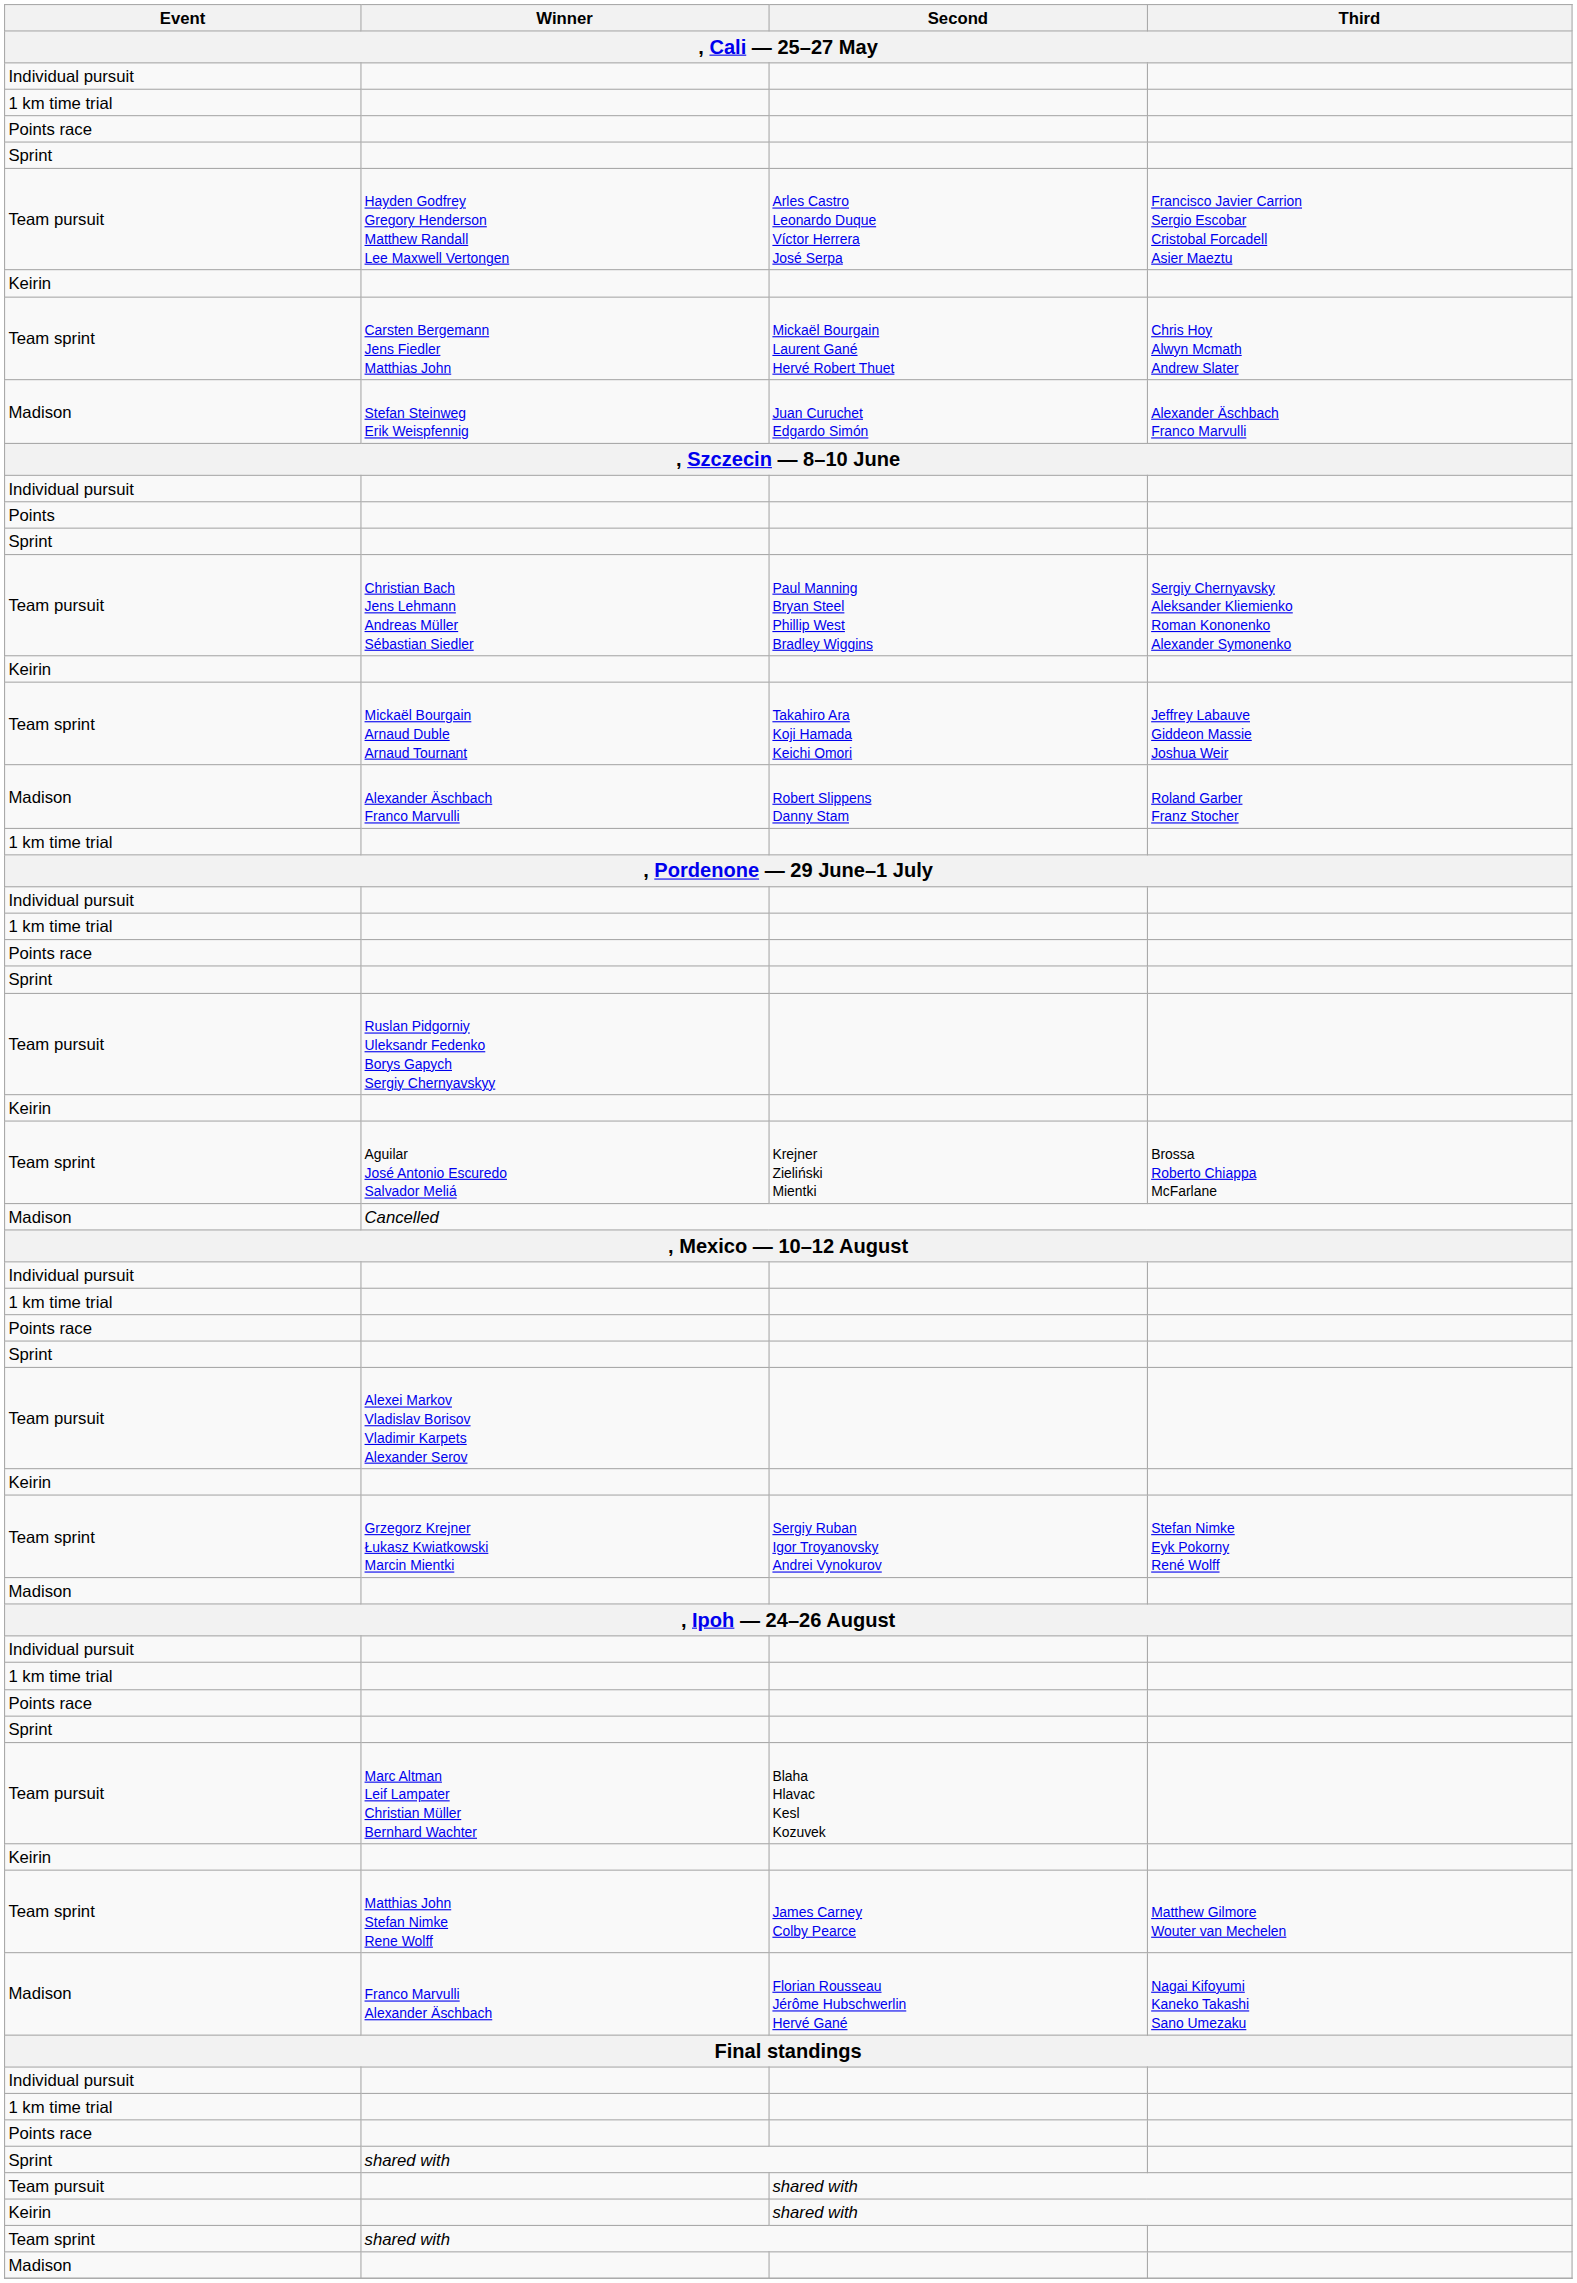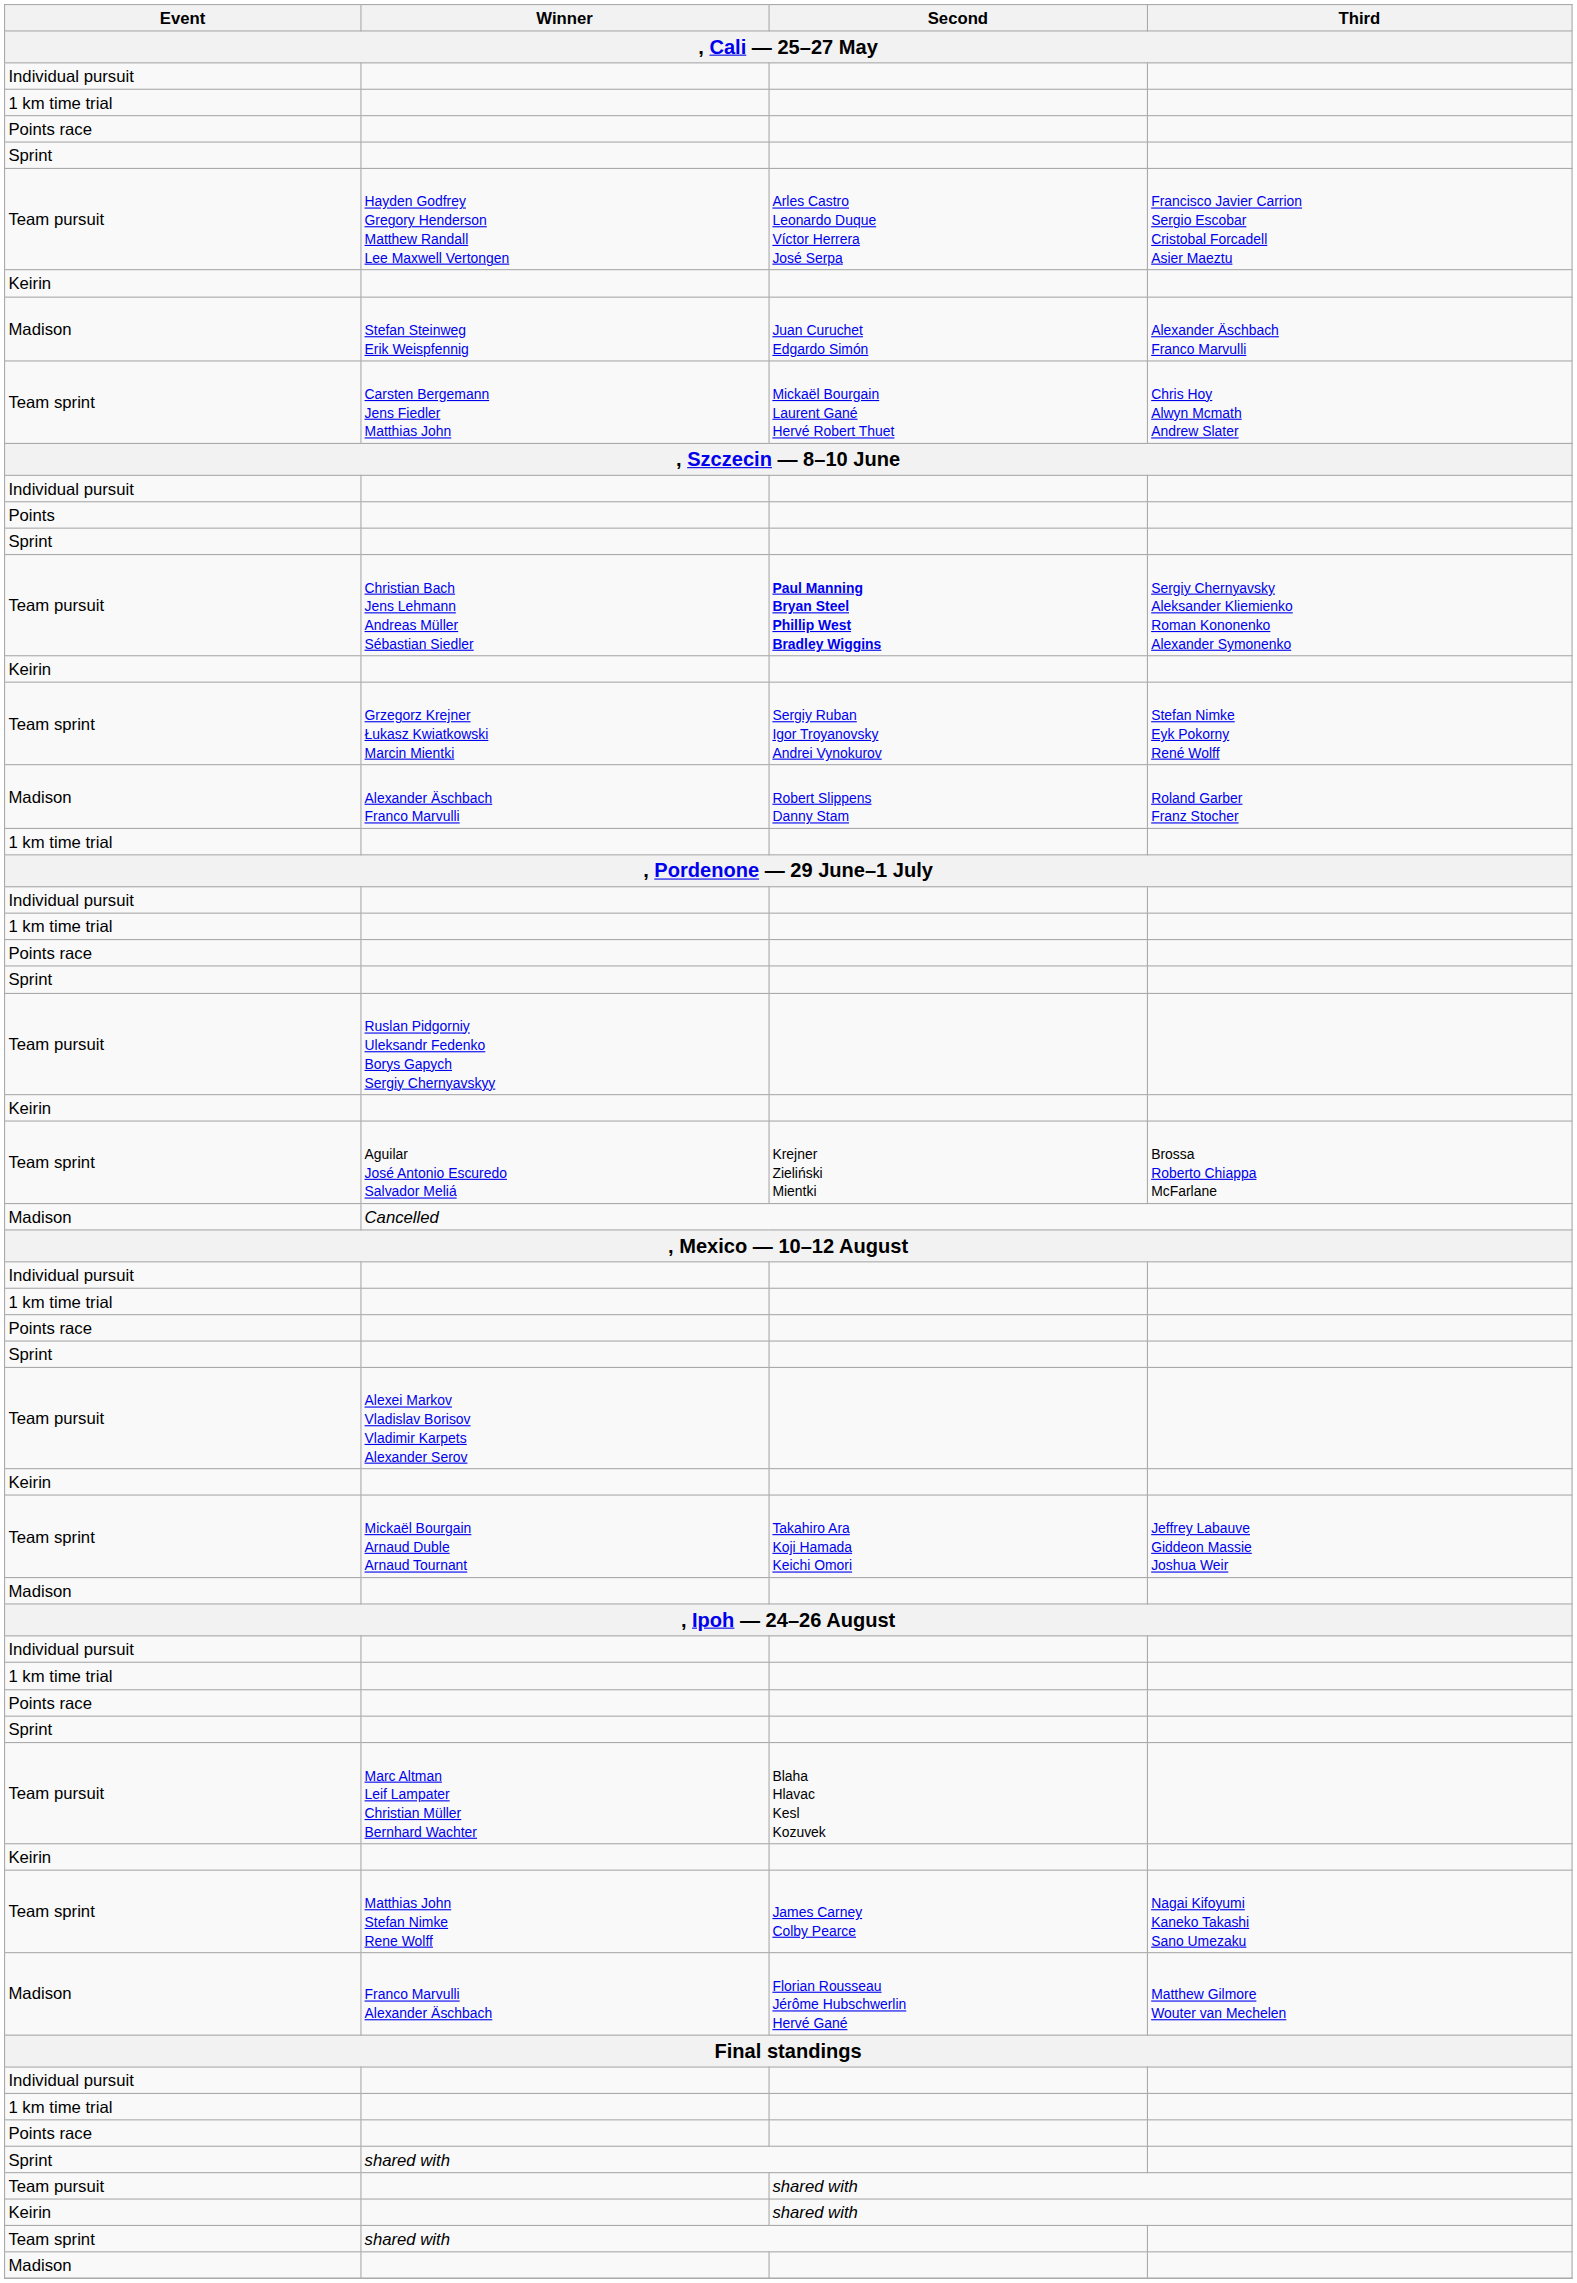rows swapped: (52, 338) <-> (40, 411)
(823, 616) normal -> (827, 615) bold
rows swapped: (52, 1537) <-> (52, 724)
(1219, 1922) Matthew Gilmore Wouter van Mechelen -> (1200, 1922) Nagai Kifoyumi Kaneko Takashi Sano Umezaku
(1200, 2005) Nagai Kifoyumi Kaneko Takashi Sano Umezaku -> (1219, 2005) Matthew Gilmore Wouter van Mechelen
